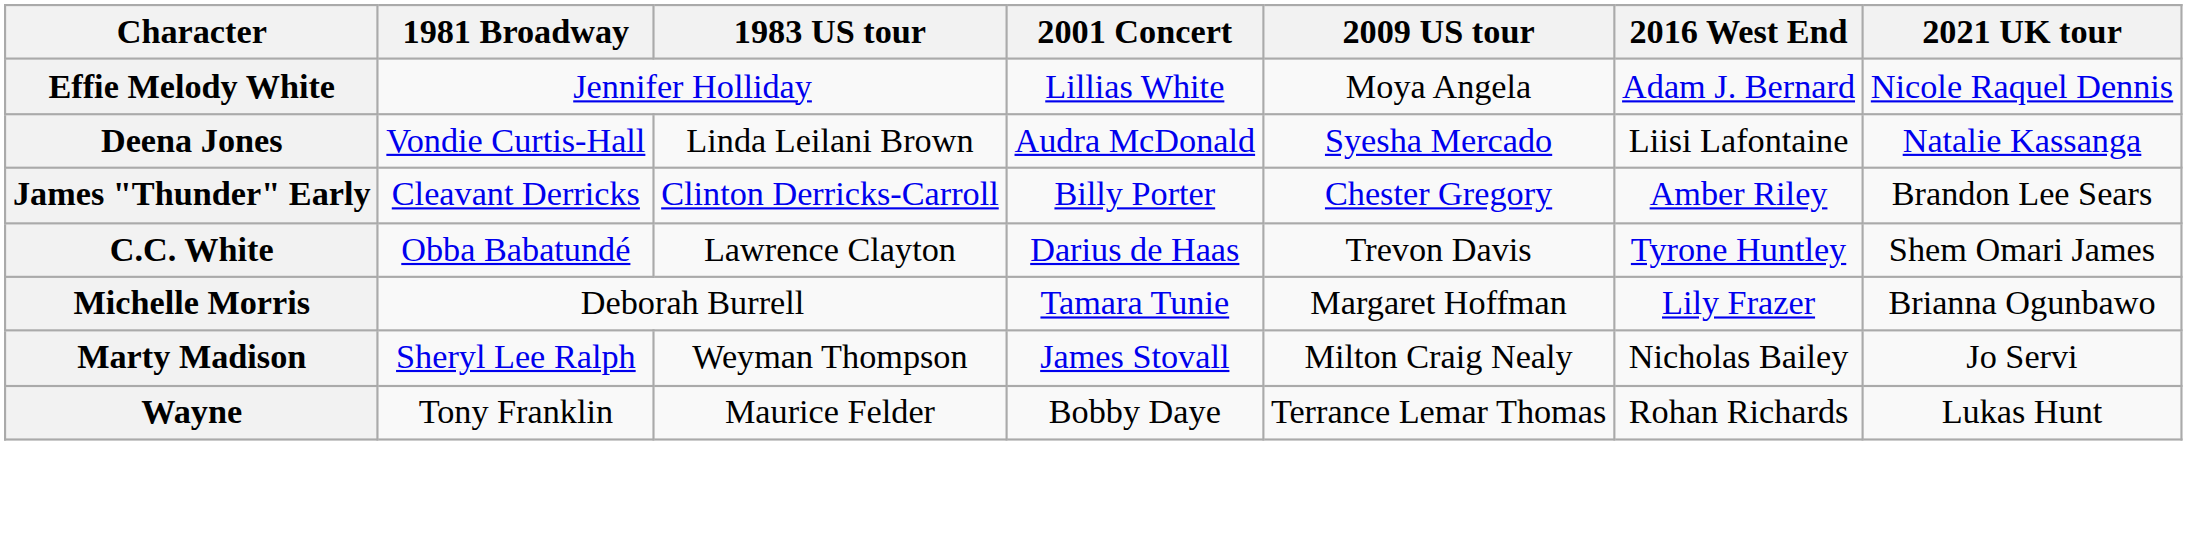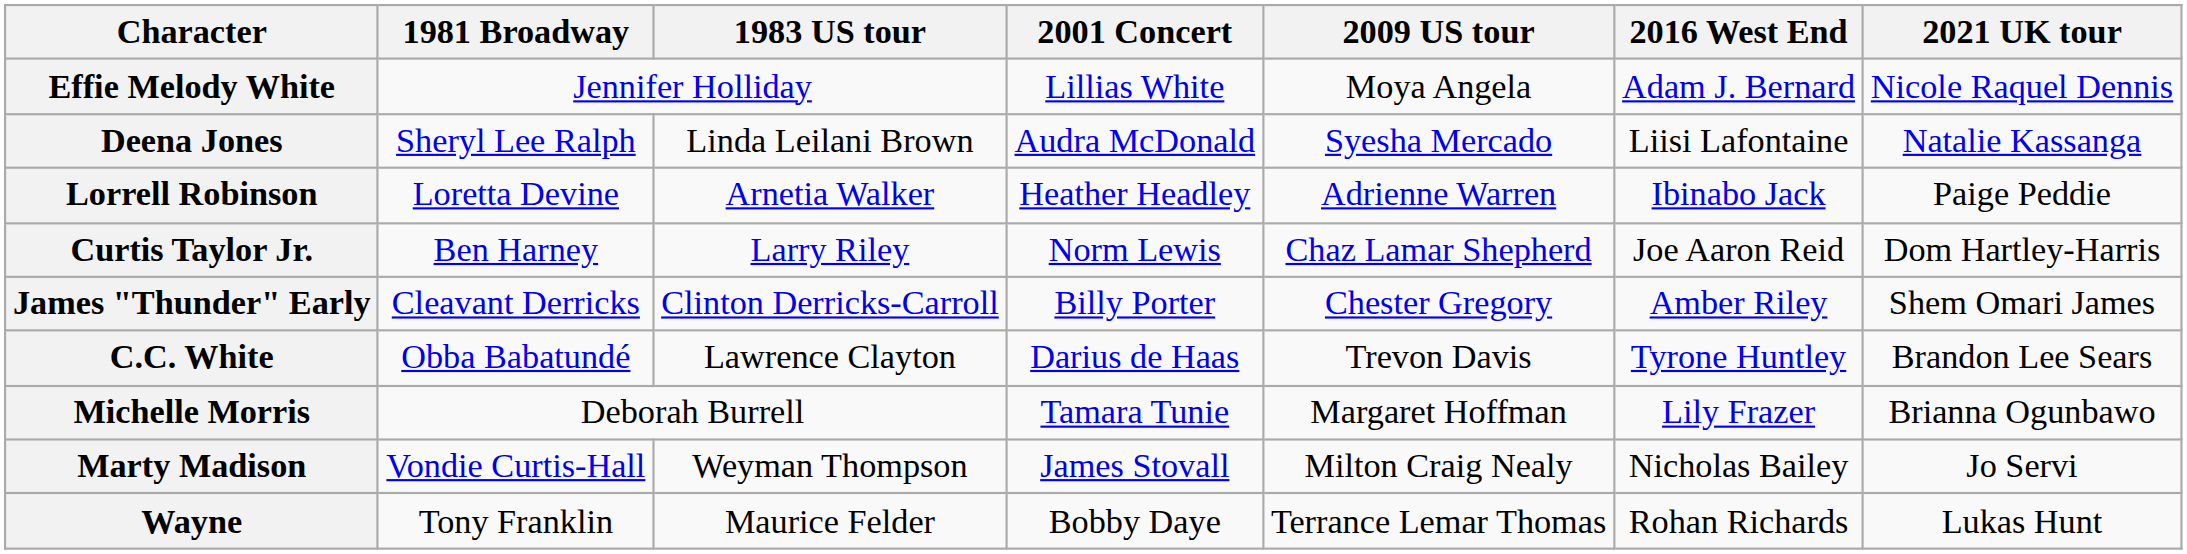(516, 140) Vondie Curtis-Hall -> (516, 140) Sheryl Lee Ralph
+ row: (192, 194)
+ row: (192, 248)
(2022, 194) Brandon Lee Sears -> (2022, 303) Shem Omari James
(2022, 248) Shem Omari James -> (2022, 357) Brandon Lee Sears
(516, 357) Sheryl Lee Ralph -> (516, 466) Vondie Curtis-Hall
